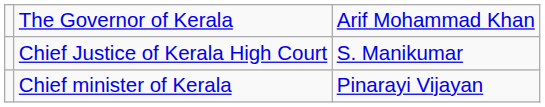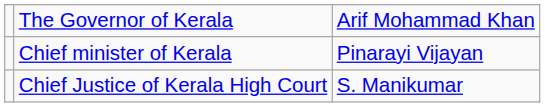rows swapped: (125, 85) <-> (173, 53)
